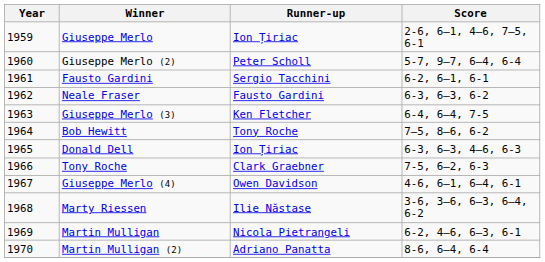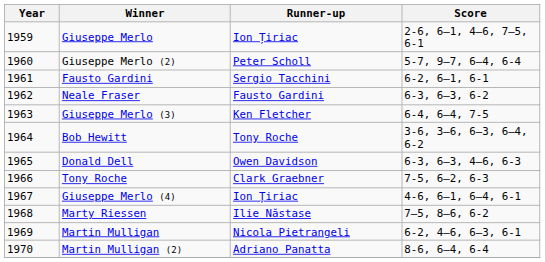(446, 131) 7–5, 8–6, 6-2 -> (466, 137) 3-6, 3–6, 6–3, 6–4, 6-2
(266, 149) Ion Țiriac -> (275, 161) Owen Davidson
(275, 184) Owen Davidson -> (266, 196) Ion Țiriac
(466, 208) 3-6, 3–6, 6–3, 6–4, 6-2 -> (446, 214) 7–5, 8–6, 6-2
